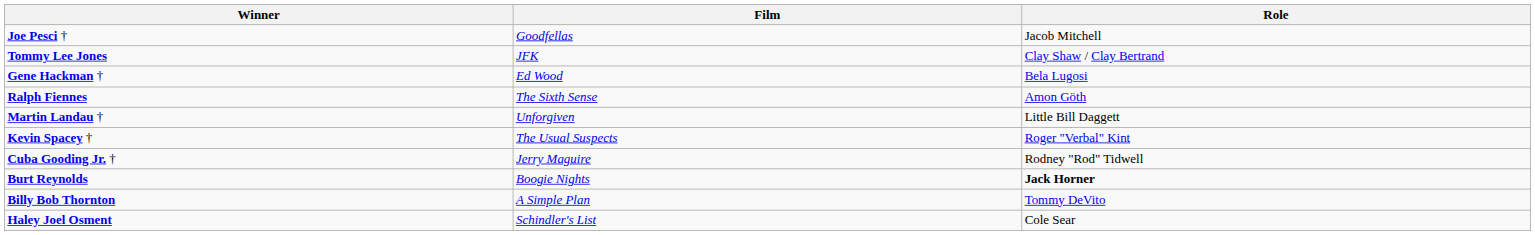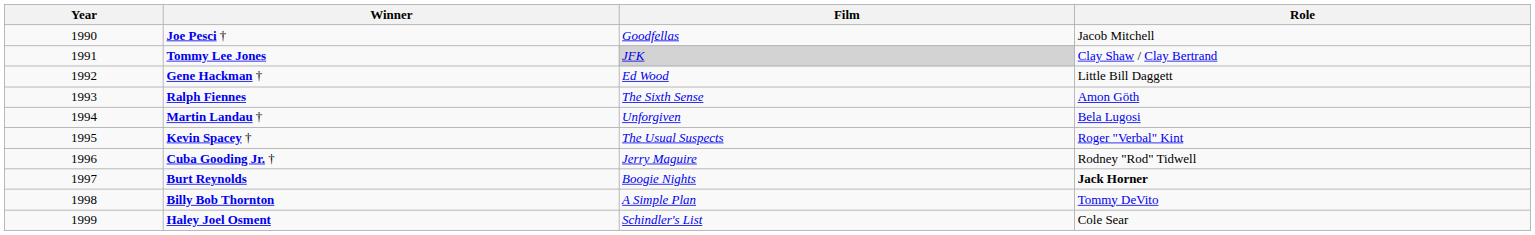+ column: (84, 14)
(527, 55) no background -> (633, 55) lightgrey background
(1056, 76) Bela Lugosi -> (1125, 76) Little Bill Daggett
(1072, 117) Little Bill Daggett -> (1109, 117) Bela Lugosi
